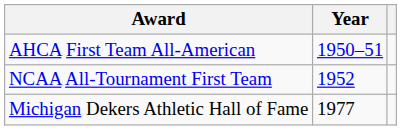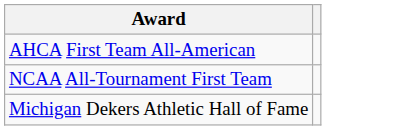- column: (350, 19)
